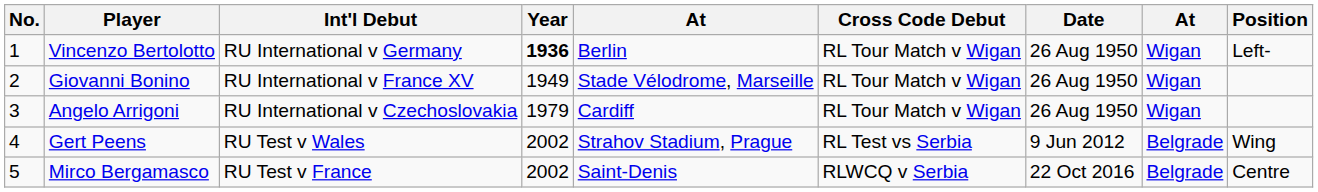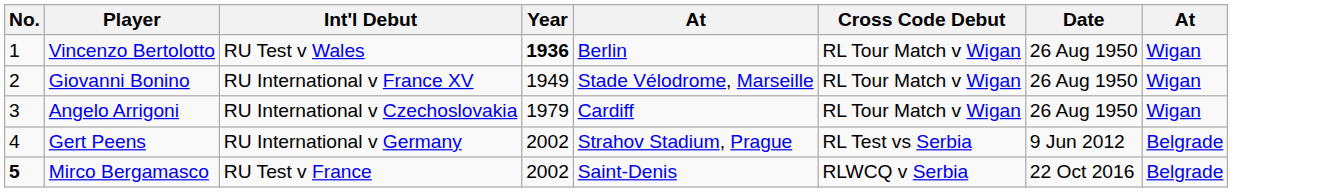- column: (1270, 19)
(343, 50) RU International v Germany -> (294, 50) RU Test v Wales
(294, 141) RU Test v Wales -> (343, 141) RU International v Germany
(14, 171) normal -> (14, 171) bold
